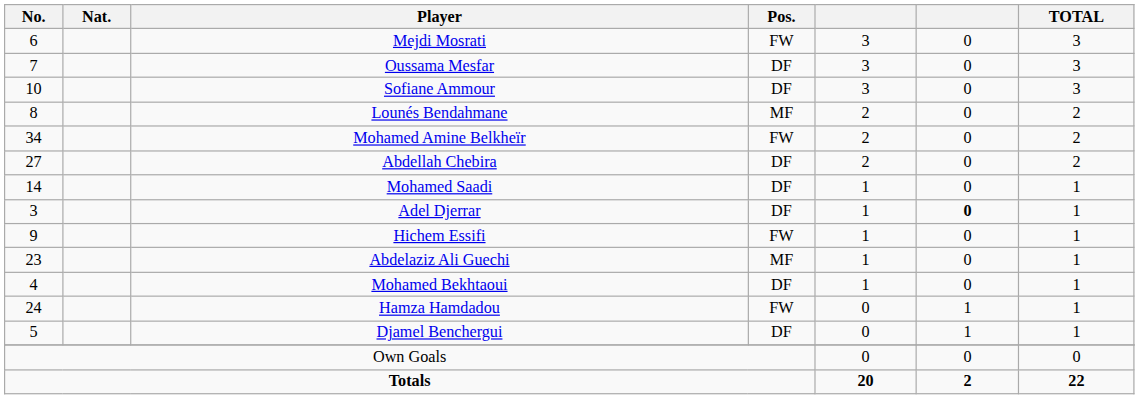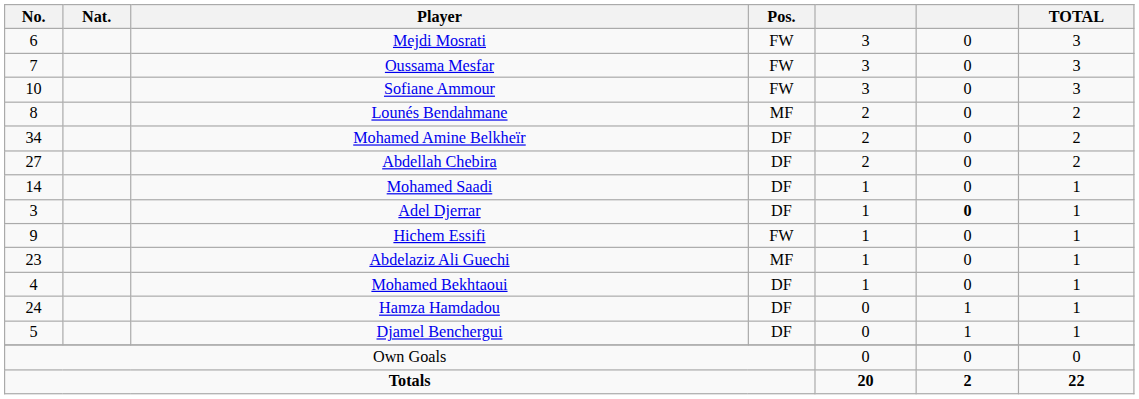(781, 64) DF -> (781, 64) FW
(781, 89) DF -> (781, 89) FW
(781, 137) FW -> (781, 137) DF
(781, 308) FW -> (781, 308) DF
